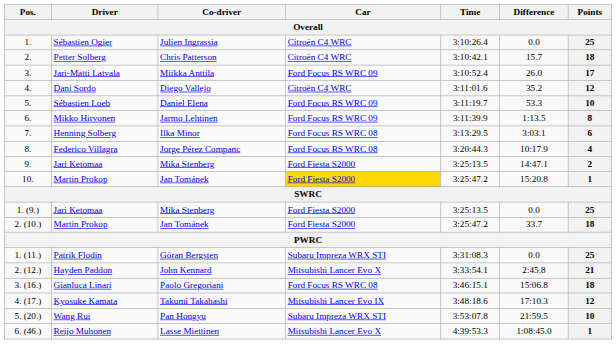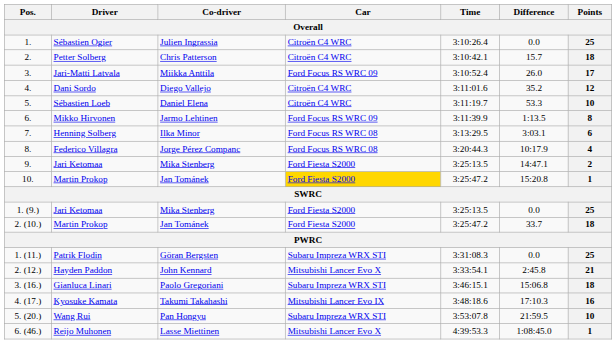(333, 103) Ford Focus RS WRC 09 -> (320, 103) Citroën C4 WRC
(333, 286) Ford Focus RS WRC 08 -> (337, 286) Subaru Impreza WRX STI
(590, 301) 12 -> (590, 301) 16
